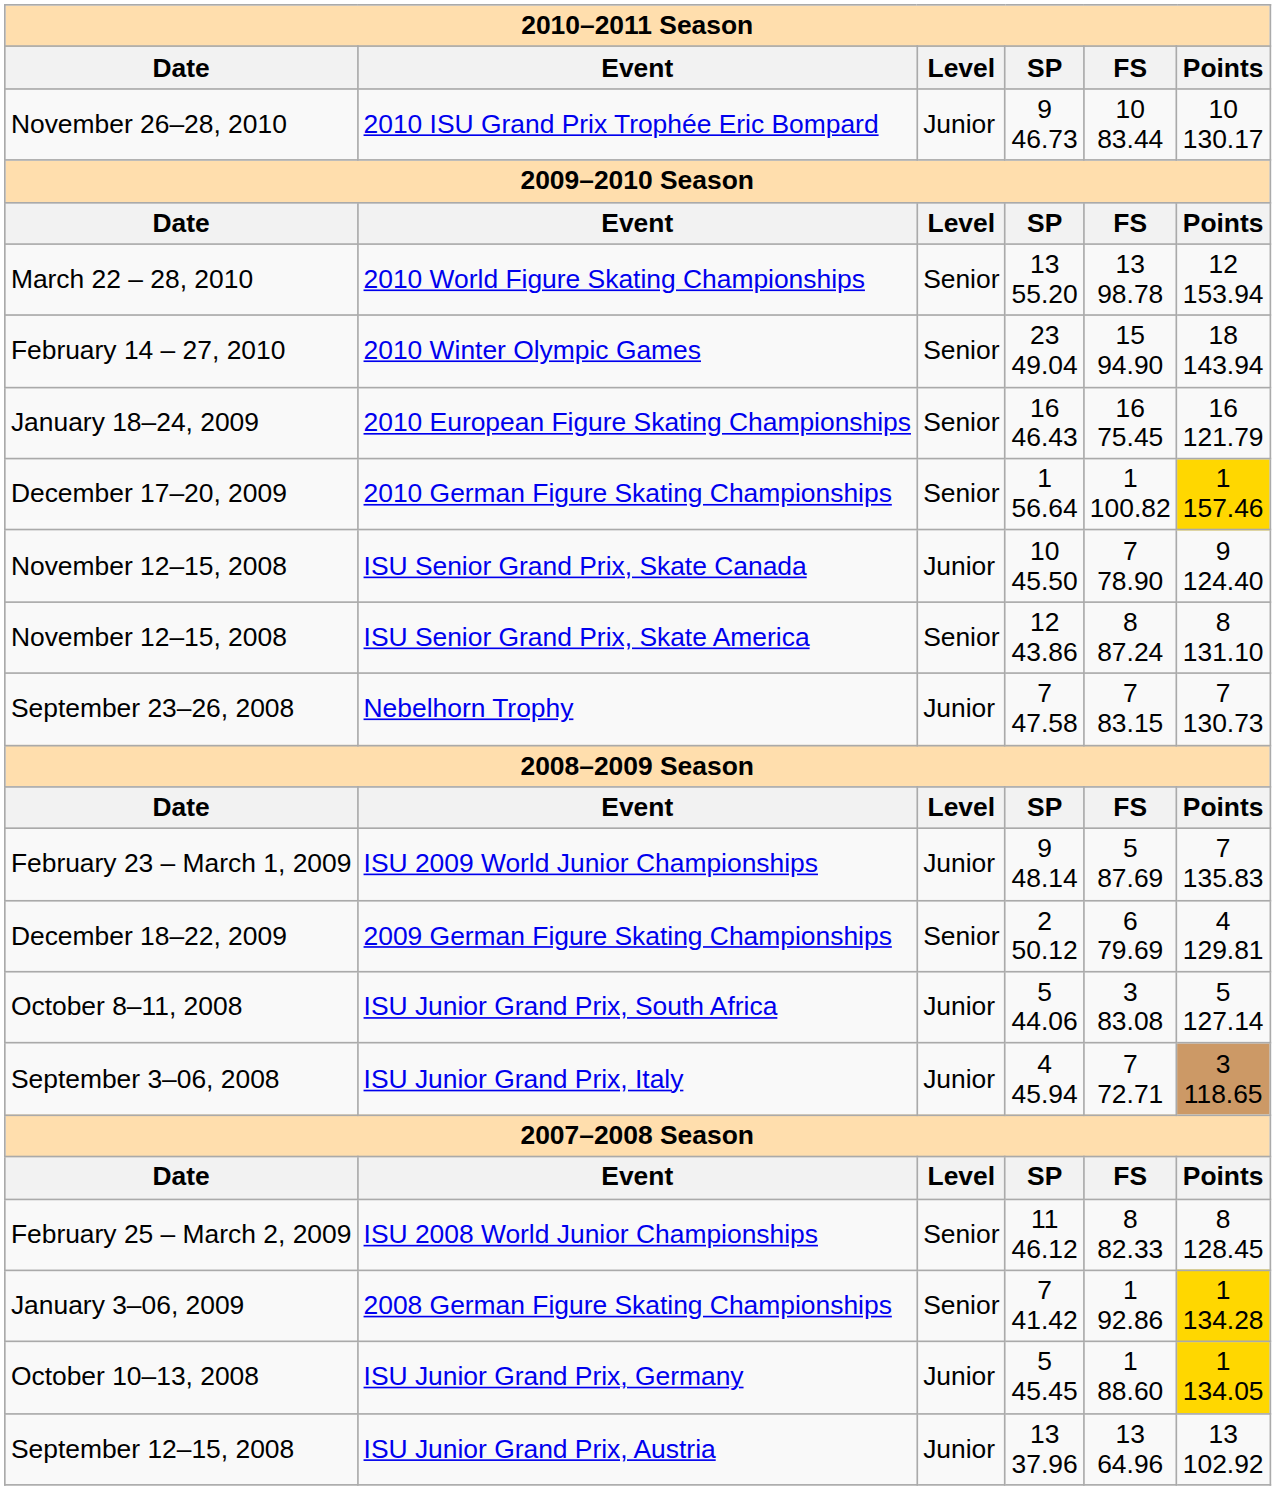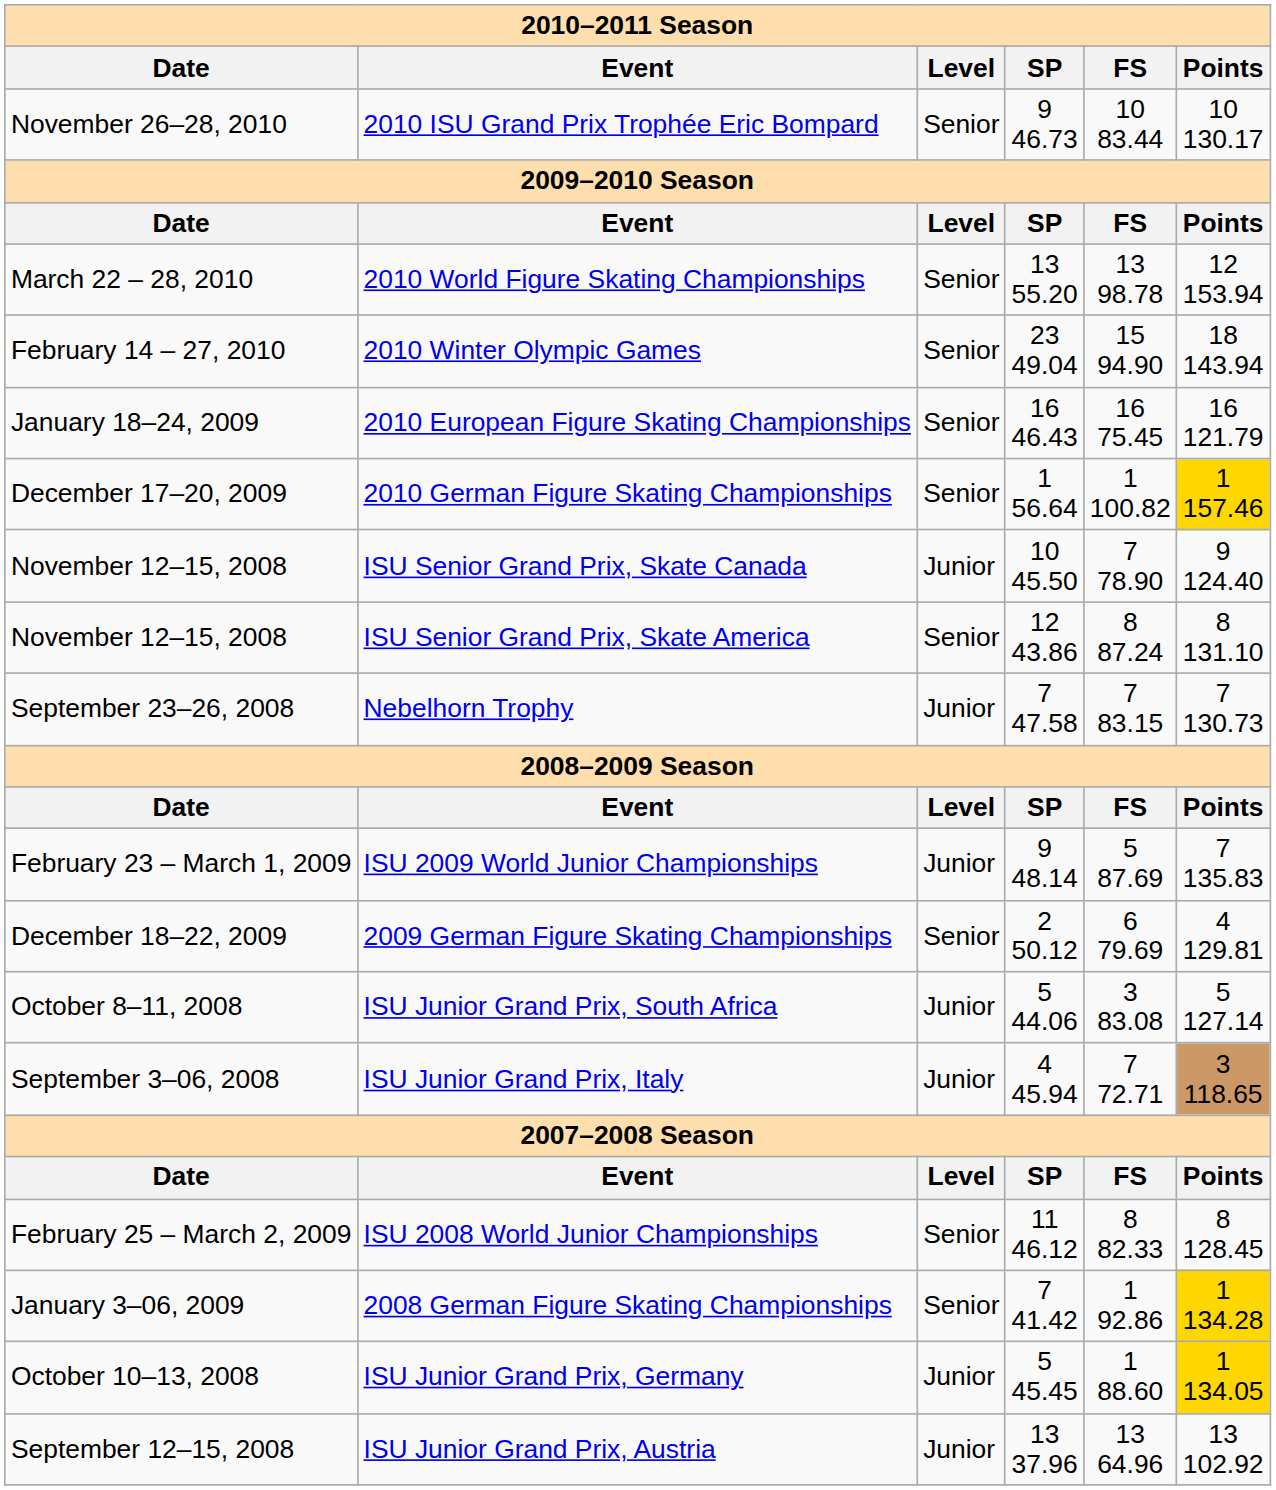(959, 124) Junior -> (961, 124) Senior
